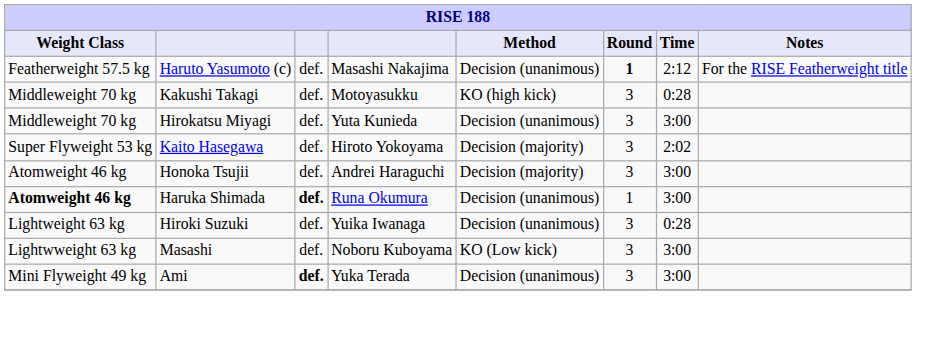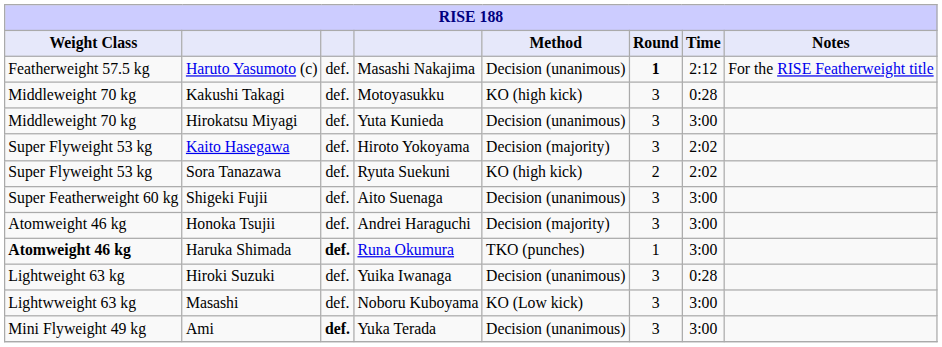+ row: (234, 172)
+ row: (227, 198)
(530, 198) Decision (unanimous) -> (535, 250) TKO (punches)
